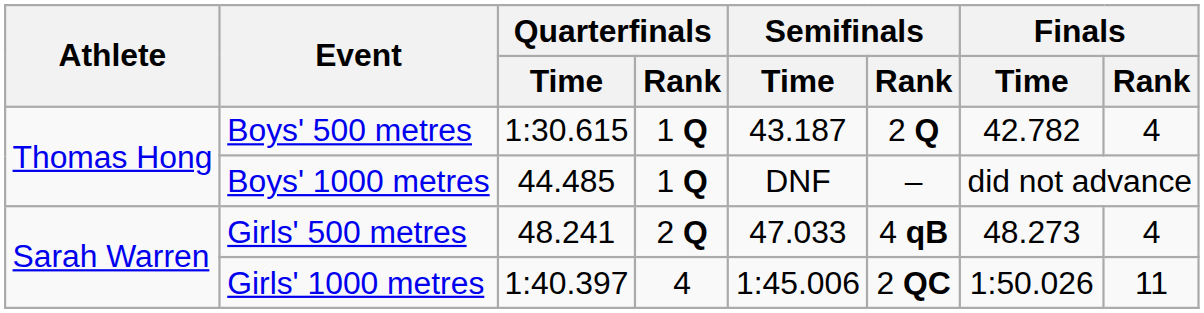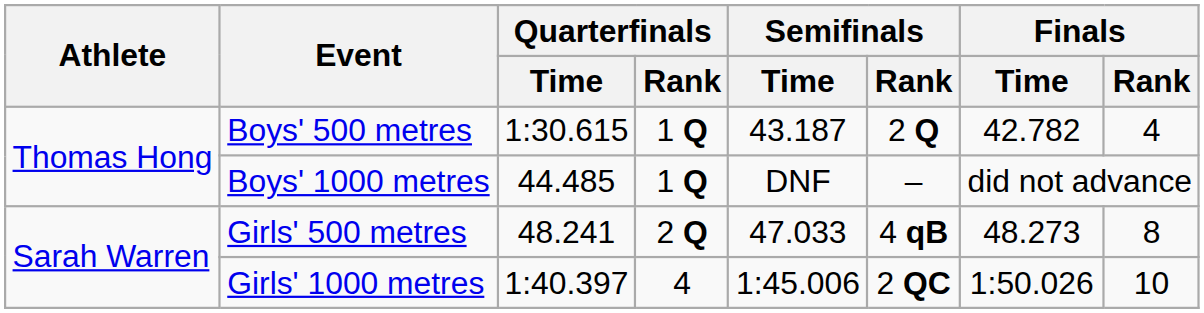(1152, 232) 4 -> (1152, 232) 8
(1152, 282) 11 -> (1152, 282) 10
